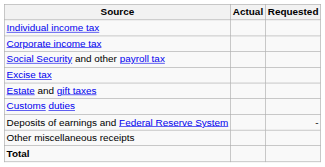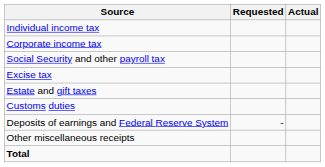columns swapped: (293, 12) <-> (248, 12)
